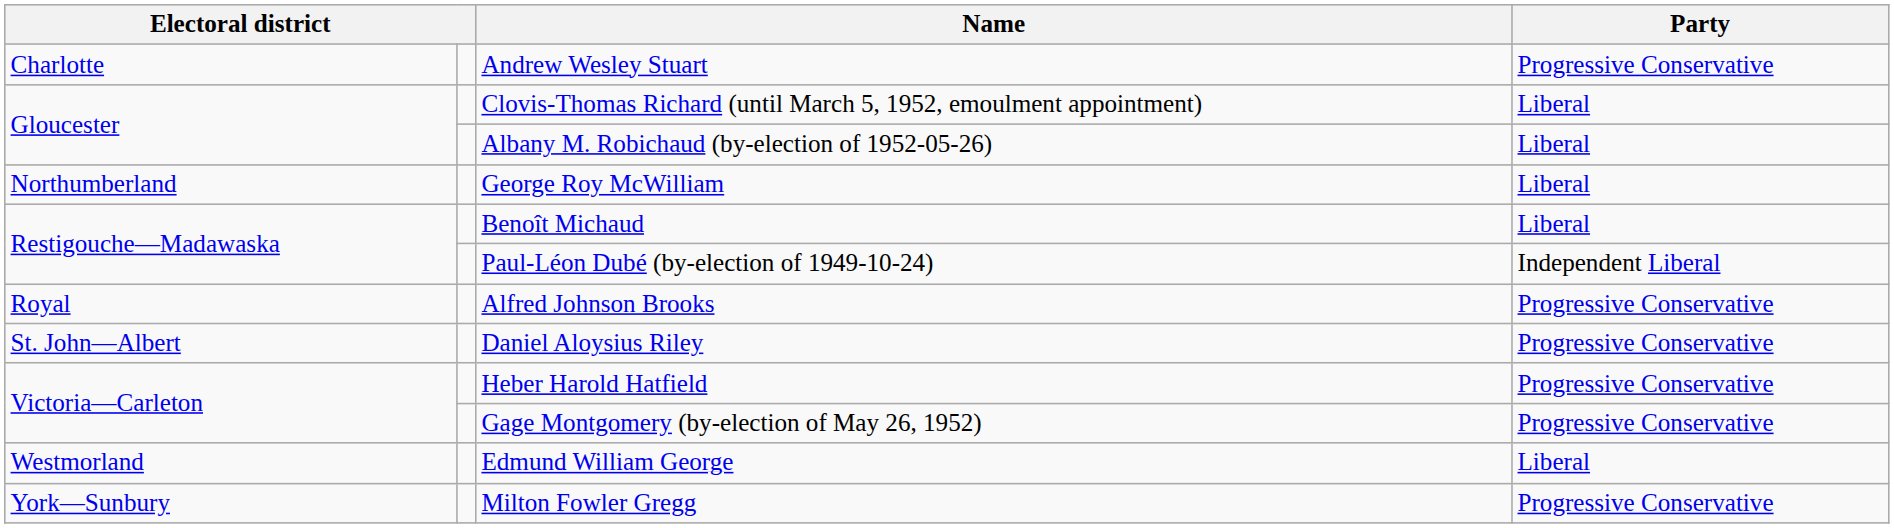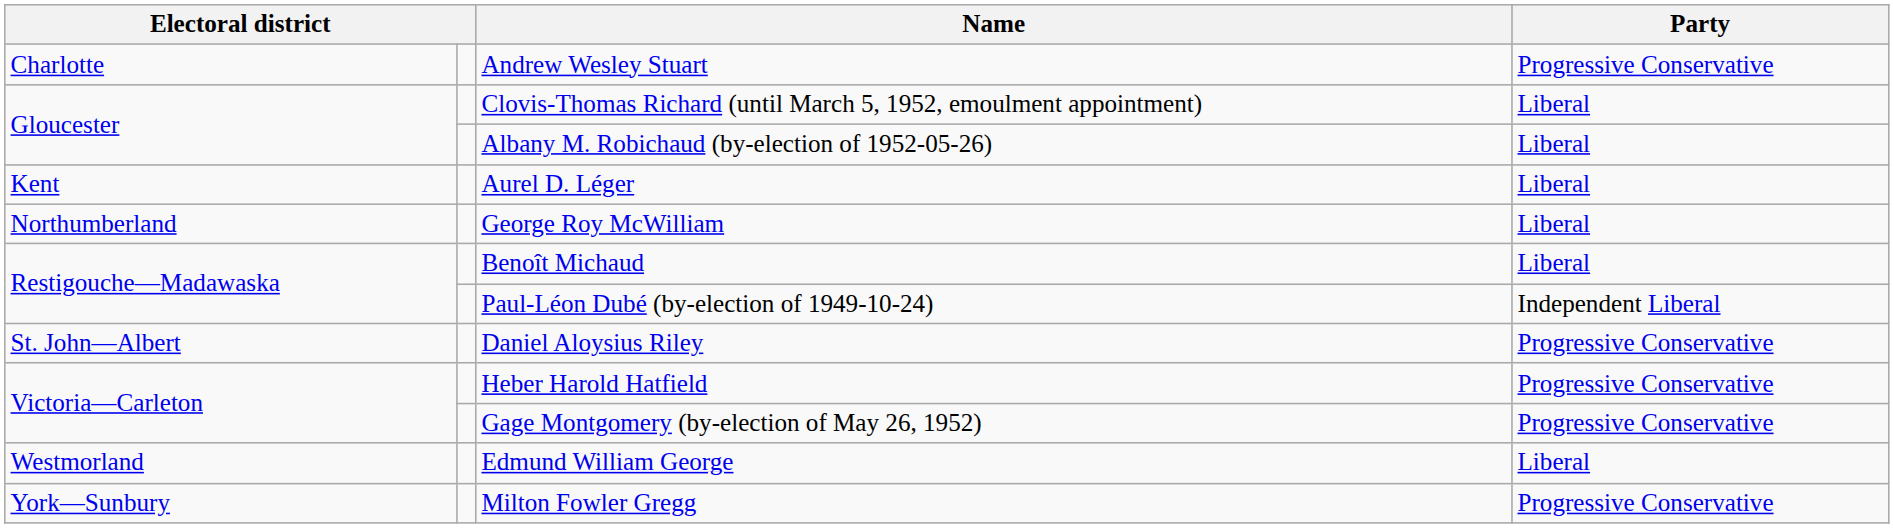+ row: (558, 183)
- row: (598, 303)
